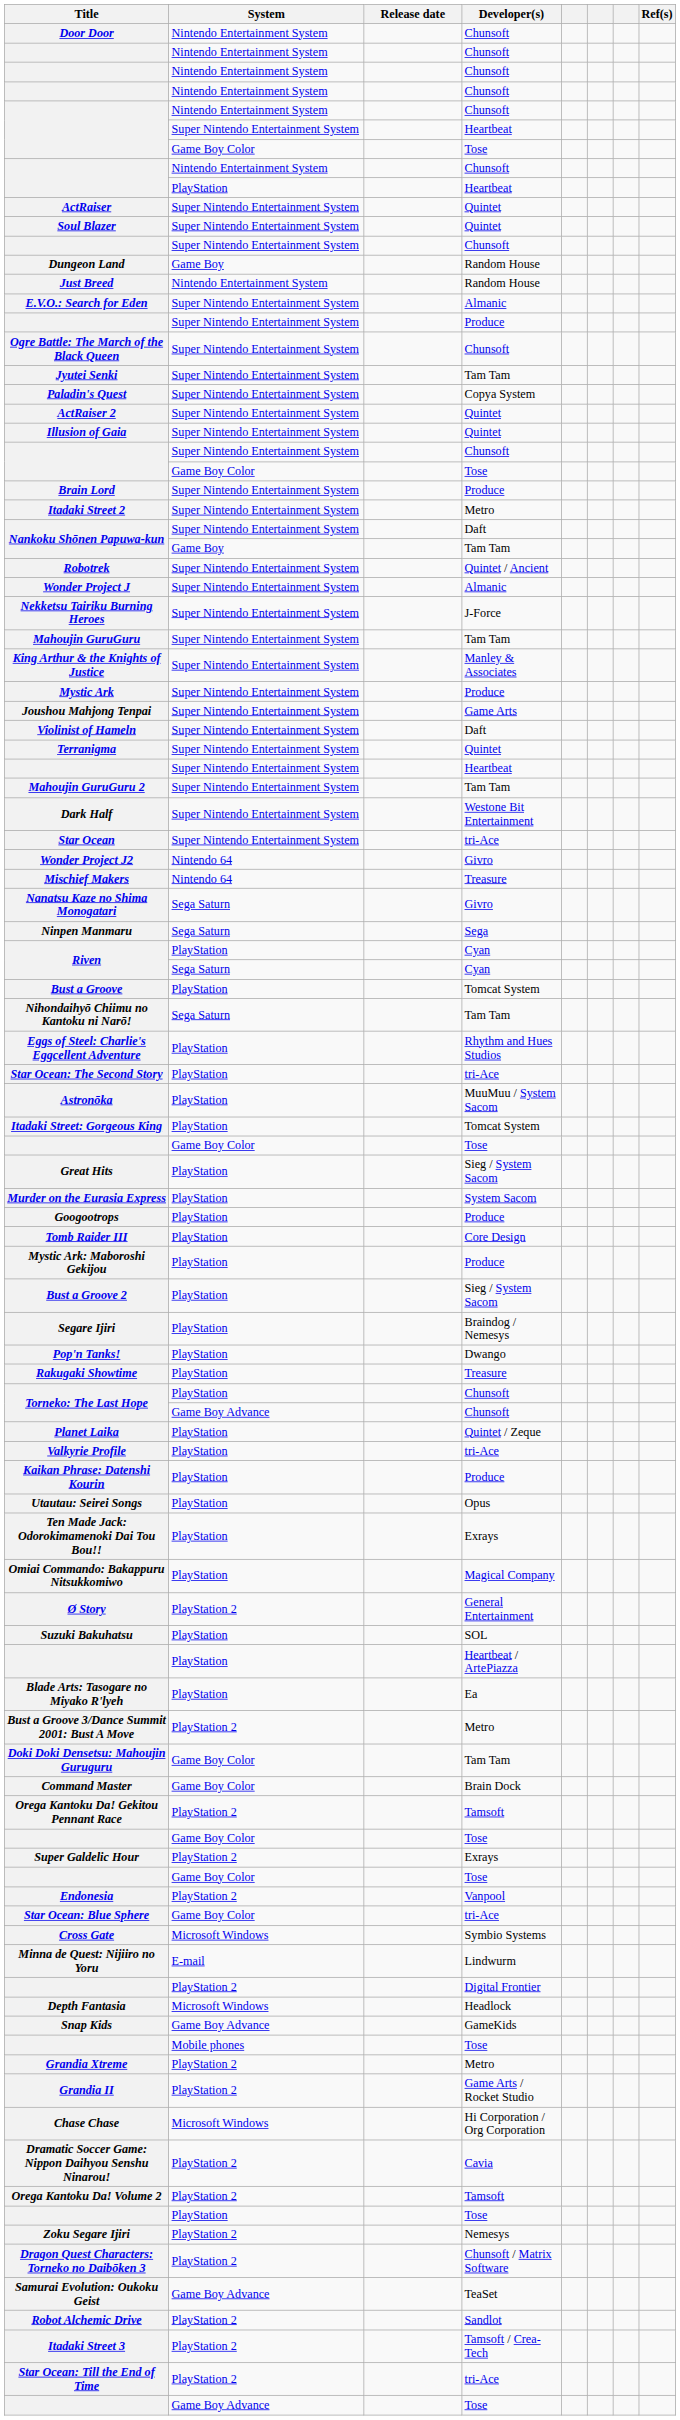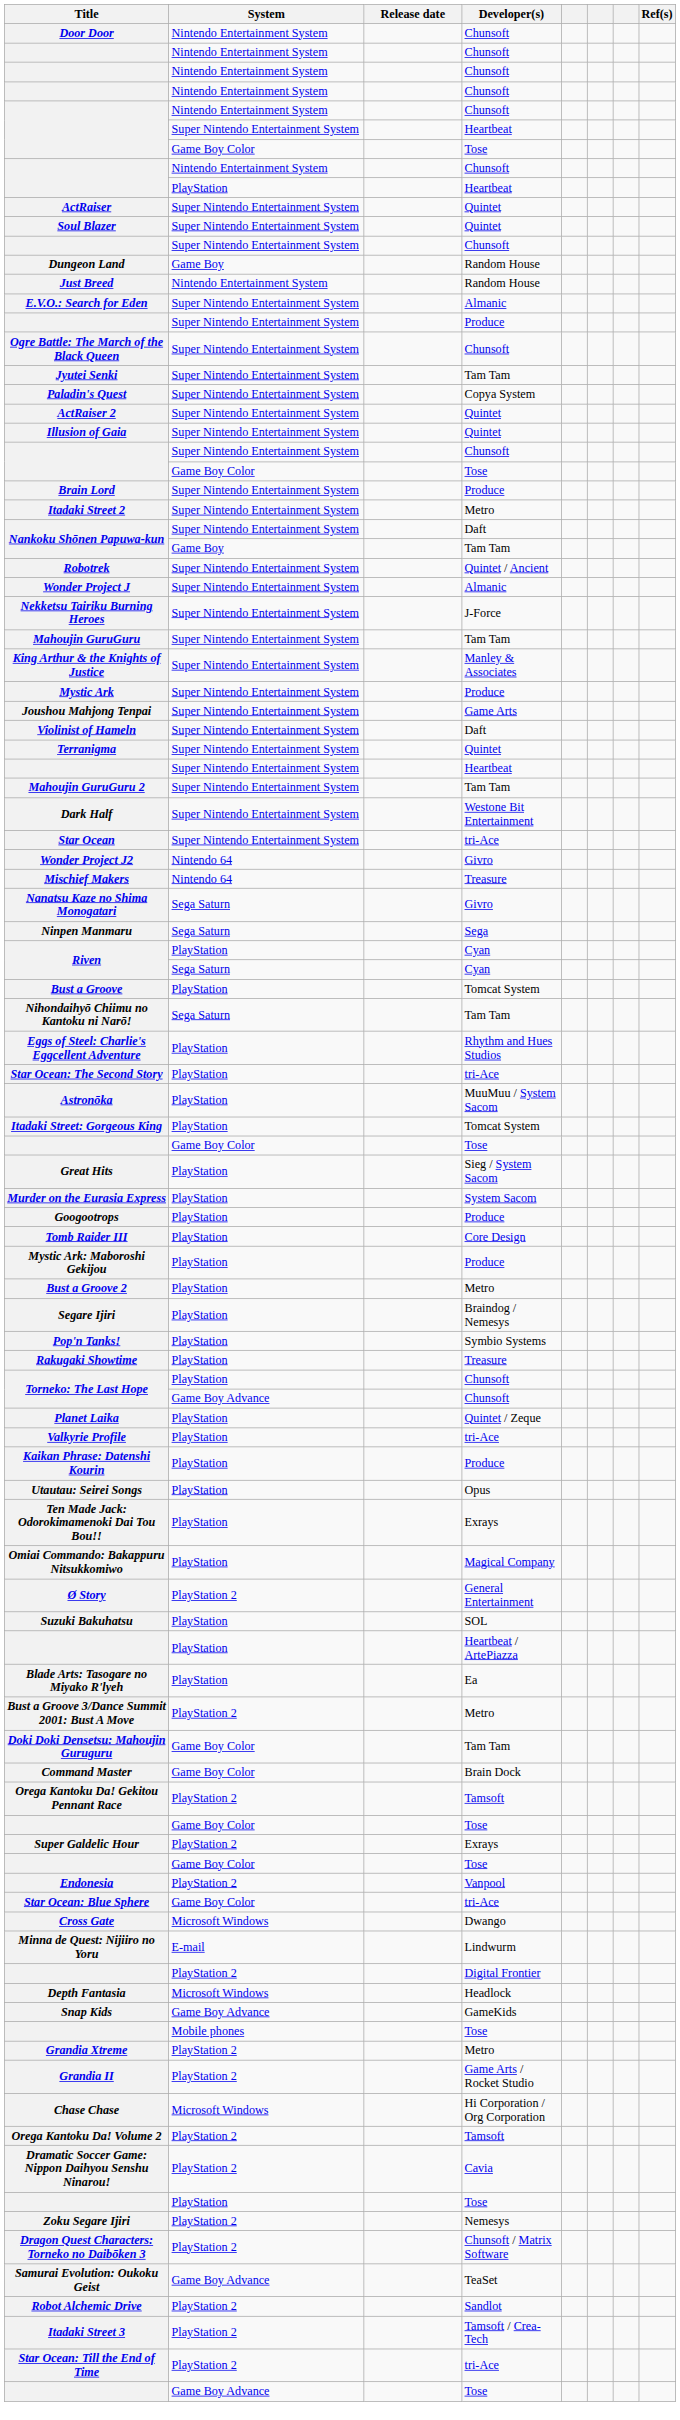(498, 1295) Sieg / System Sacom -> (479, 1288) Metro
(485, 1354) Dwango -> (505, 1341) Symbio Systems
(505, 1935) Symbio Systems -> (485, 1921) Dwango
rows swapped: (87, 2196) <-> (87, 2163)
